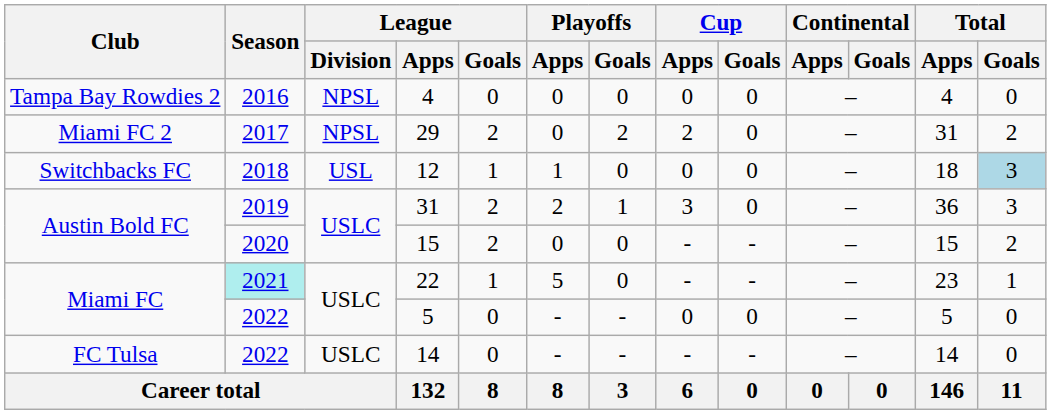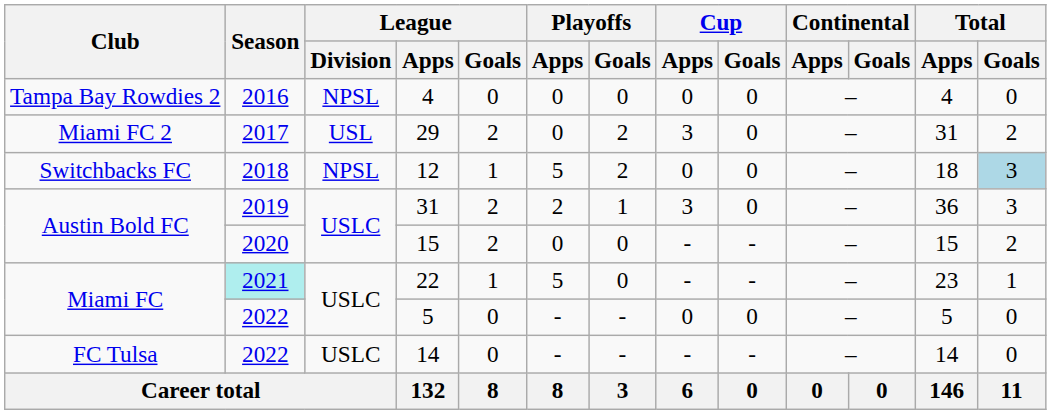(351, 133) NPSL -> (351, 133) USL
(687, 133) 2 -> (687, 133) 3
(351, 170) USL -> (351, 170) NPSL
(558, 170) 1 -> (558, 170) 5
(622, 170) 0 -> (622, 170) 2
